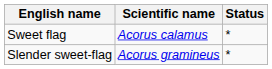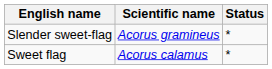rows swapped: (37, 34) <-> (60, 54)
